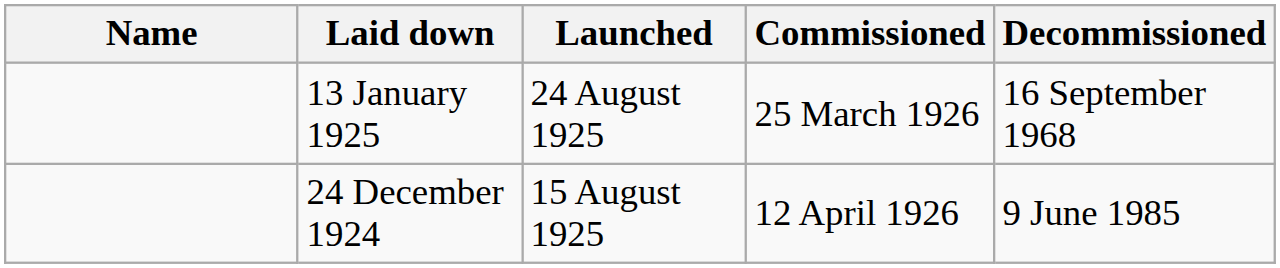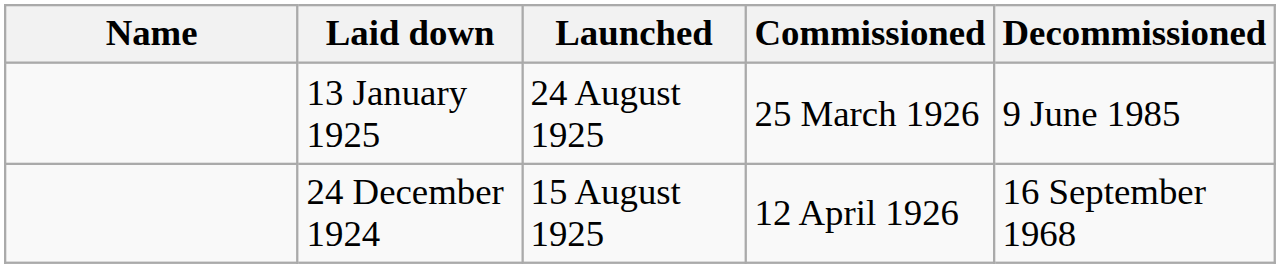(1104, 112) 16 September 1968 -> (1091, 112) 9 June 1985
(1091, 212) 9 June 1985 -> (1104, 212) 16 September 1968
